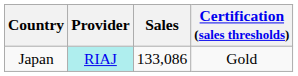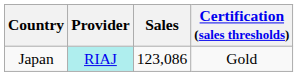(162, 58) 133,086 -> (162, 58) 123,086
